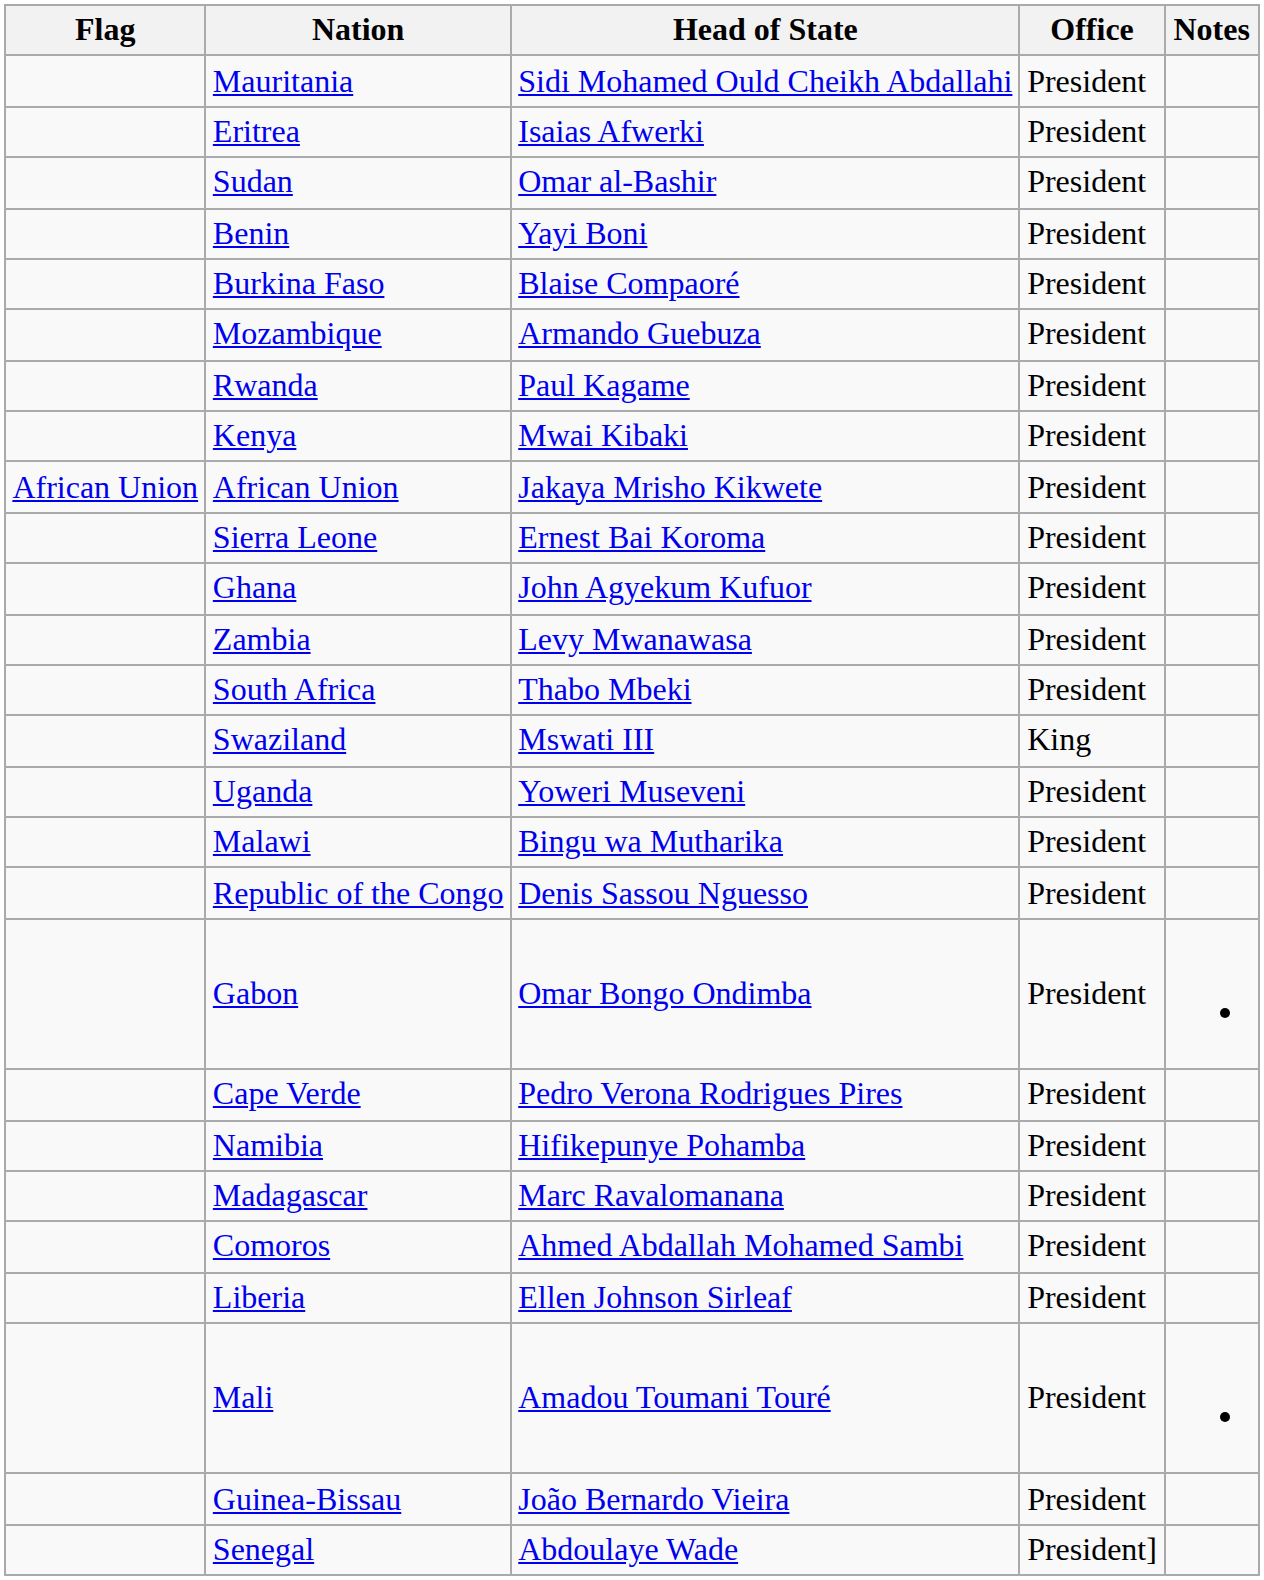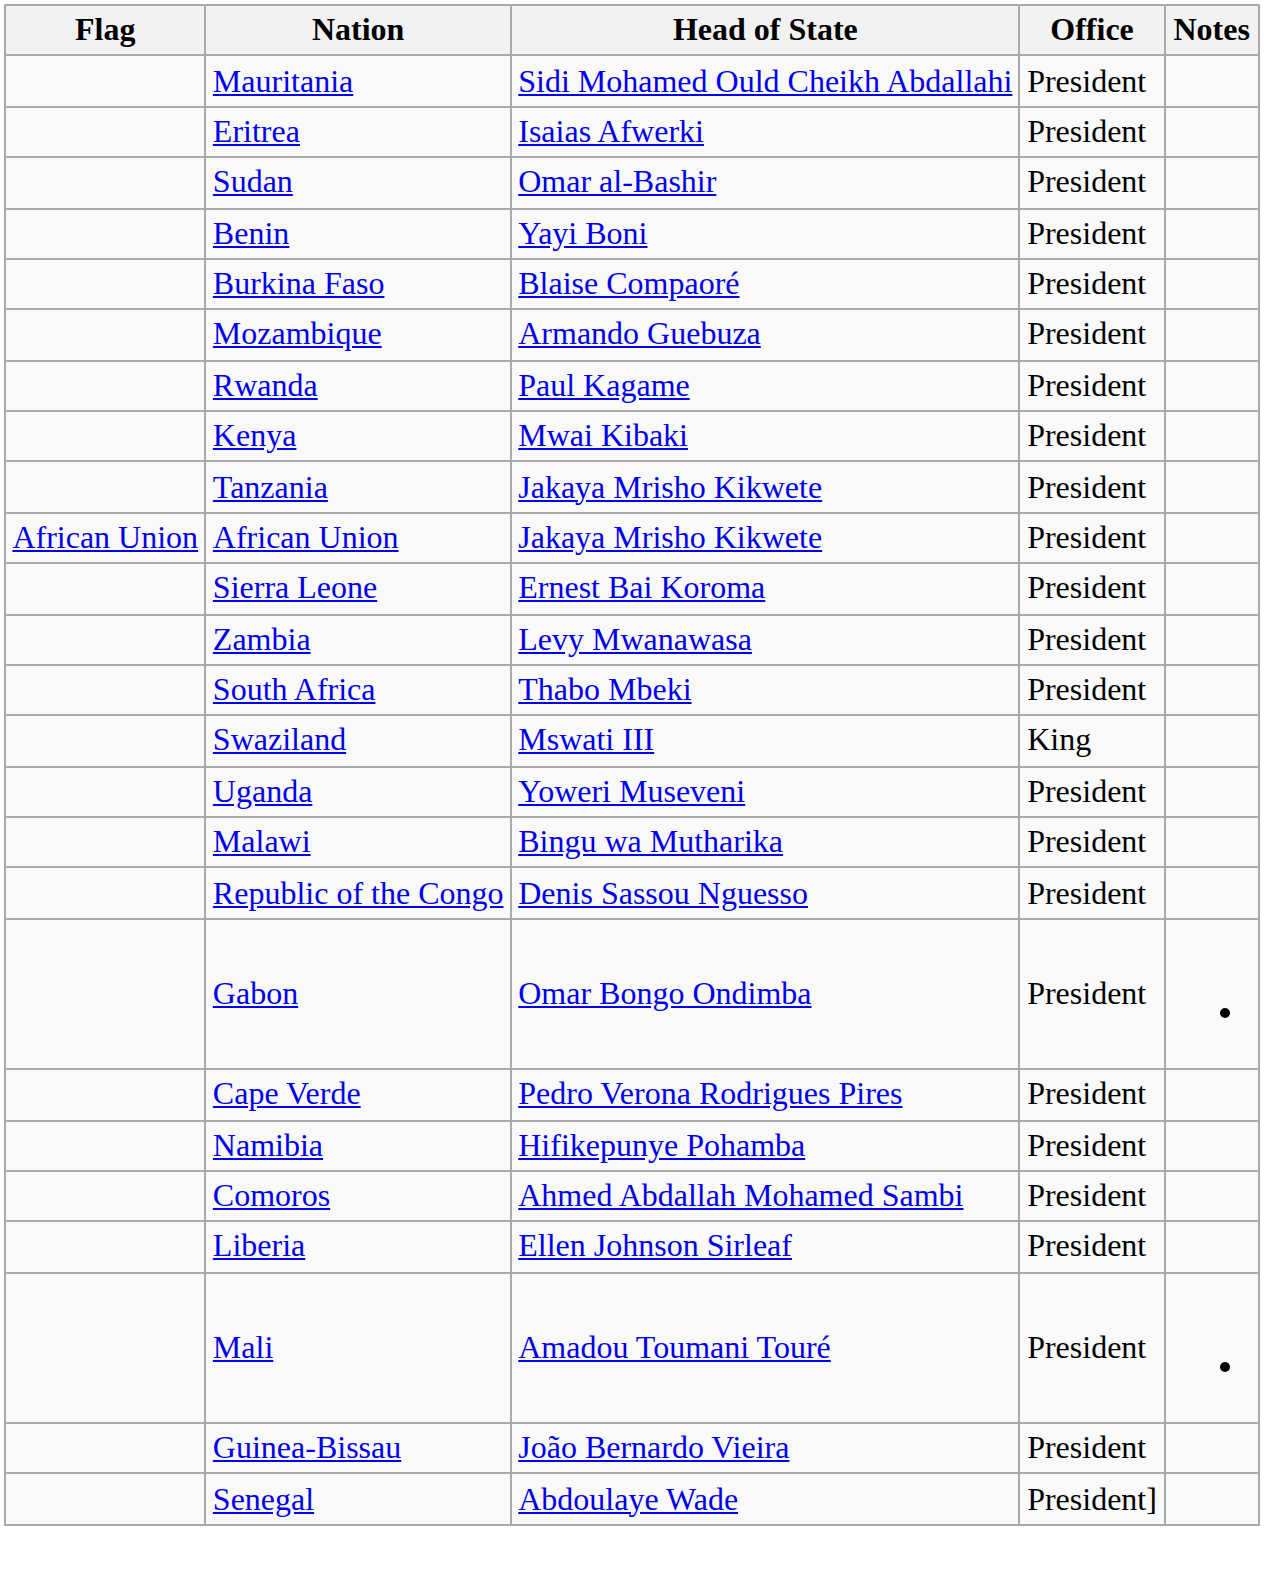+ row: (270, 486)
- row: (255, 588)
- row: (290, 1195)
